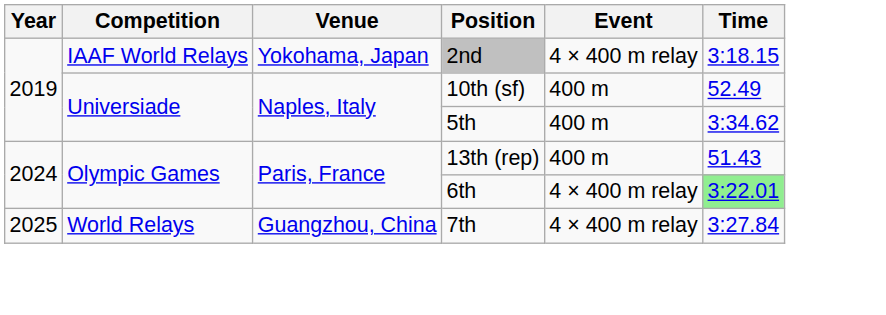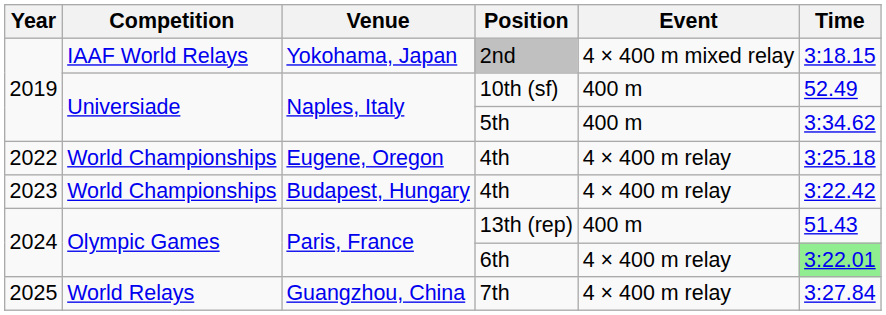(624, 55) 4 × 400 m relay -> (688, 55) 4 × 400 m mixed relay
+ row: (365, 157)
+ row: (378, 191)
